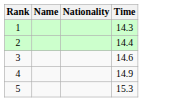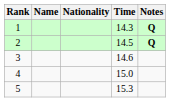+ column: (152, 12)
(125, 43) 14.4 -> (125, 43) 14.5
(125, 74) 14.9 -> (125, 74) 15.0
